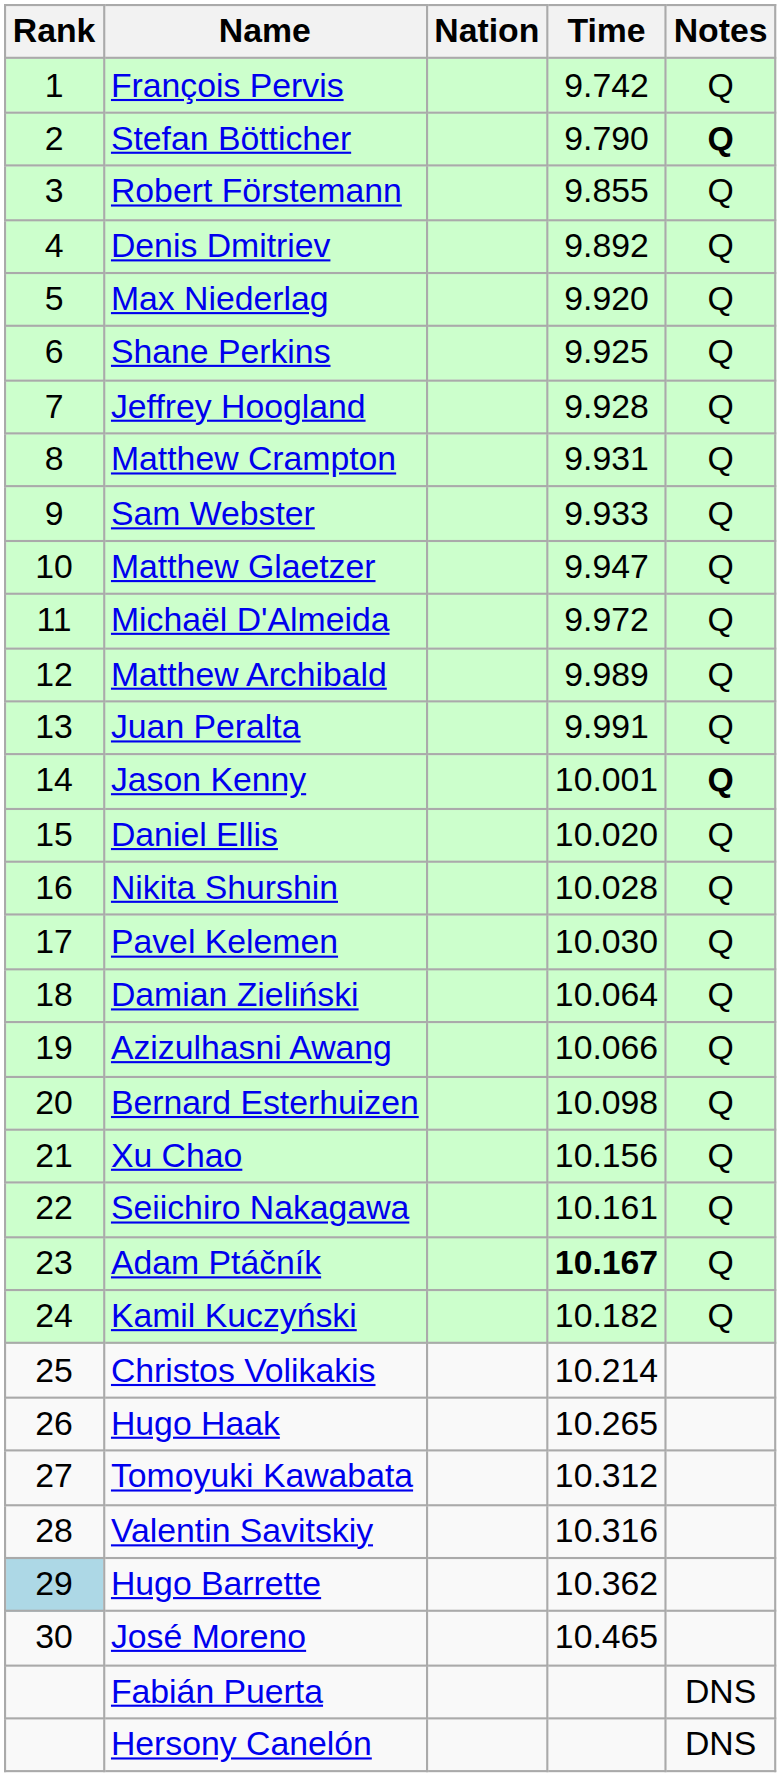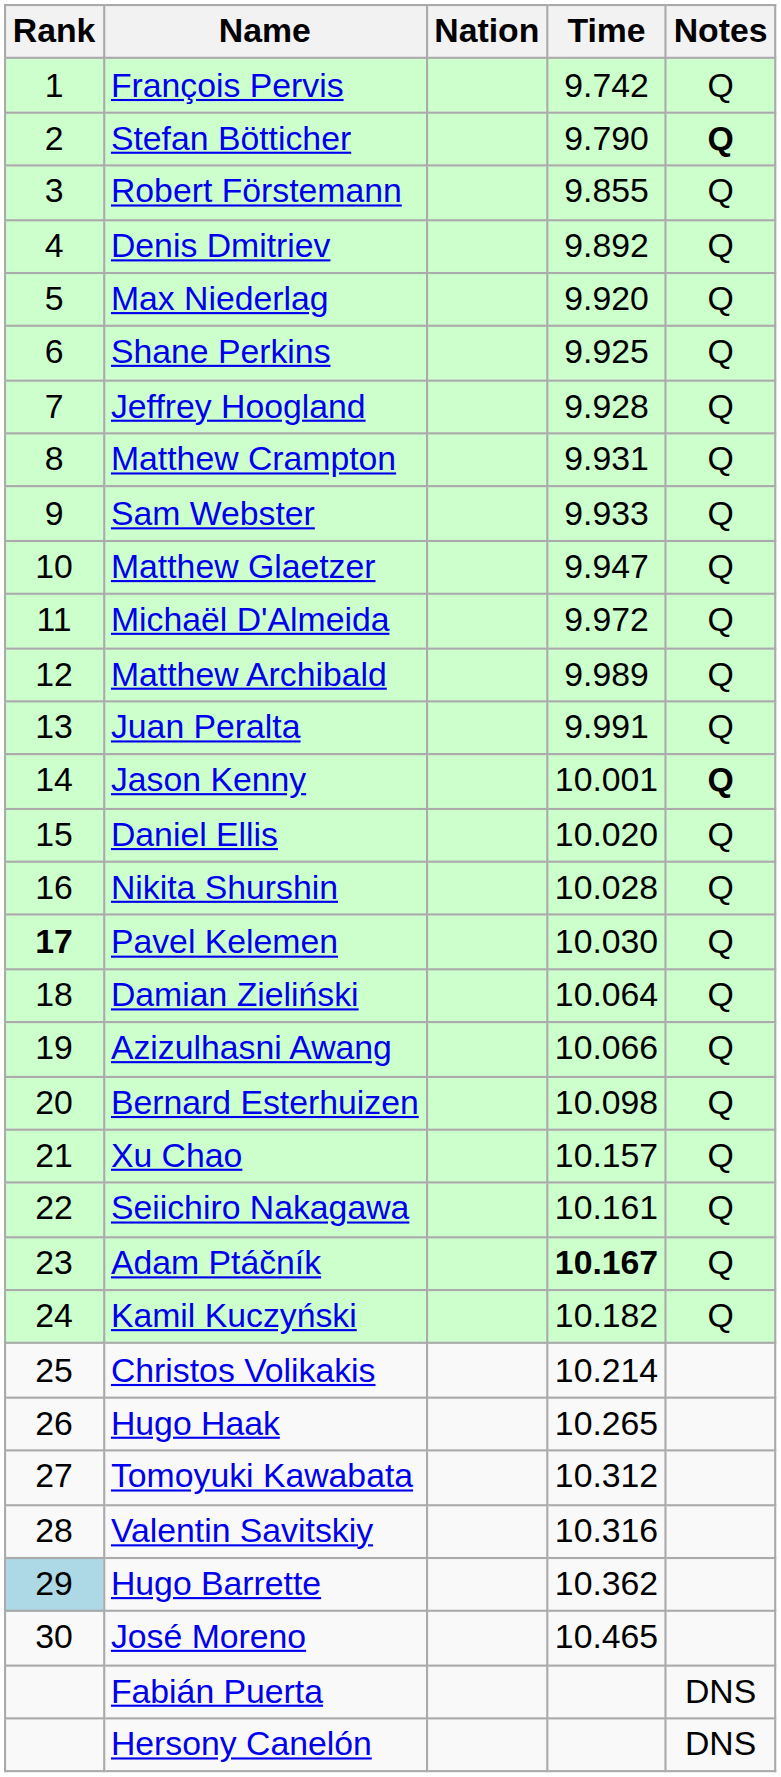(54, 941) normal -> (54, 941) bold
(607, 1155) 10.156 -> (607, 1155) 10.157
